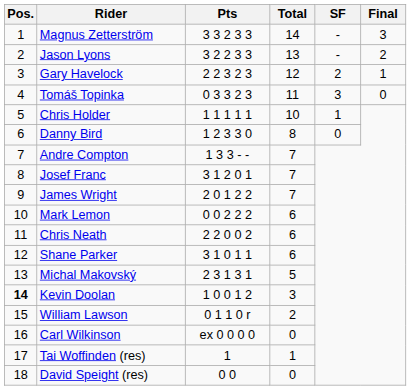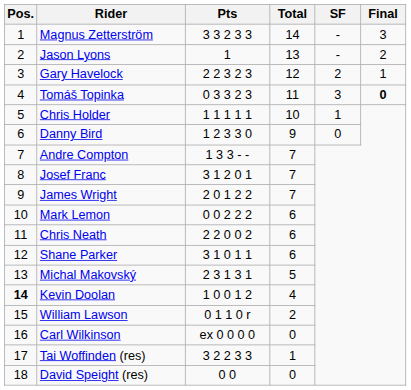(227, 54) 3 2 2 3 3 -> (227, 54) 1
(383, 94) normal -> (383, 94) bold
(292, 134) 8 -> (292, 134) 9
(292, 295) 3 -> (292, 295) 4
(227, 355) 1 -> (227, 355) 3 2 2 3 3
